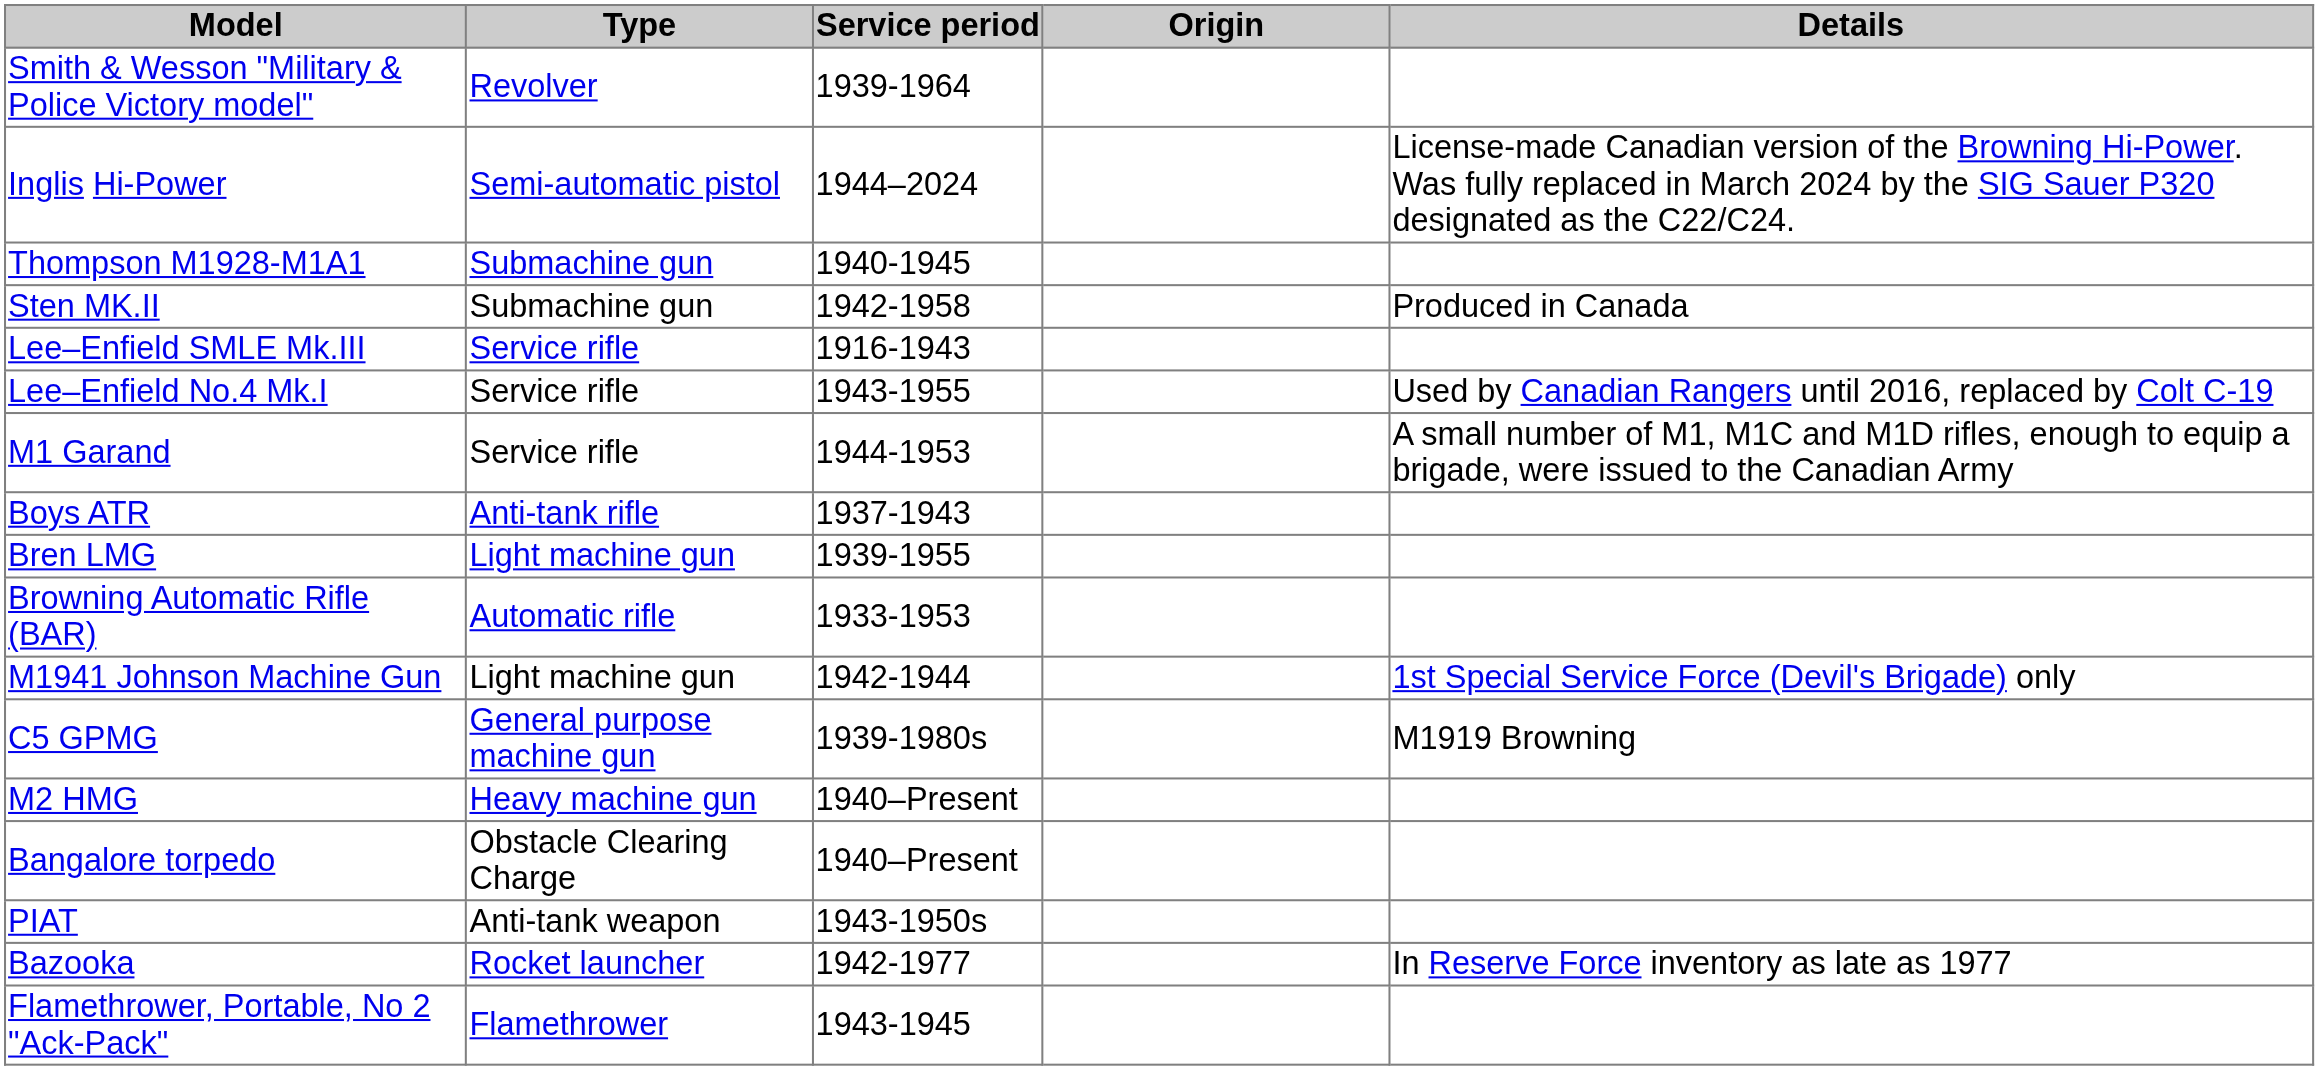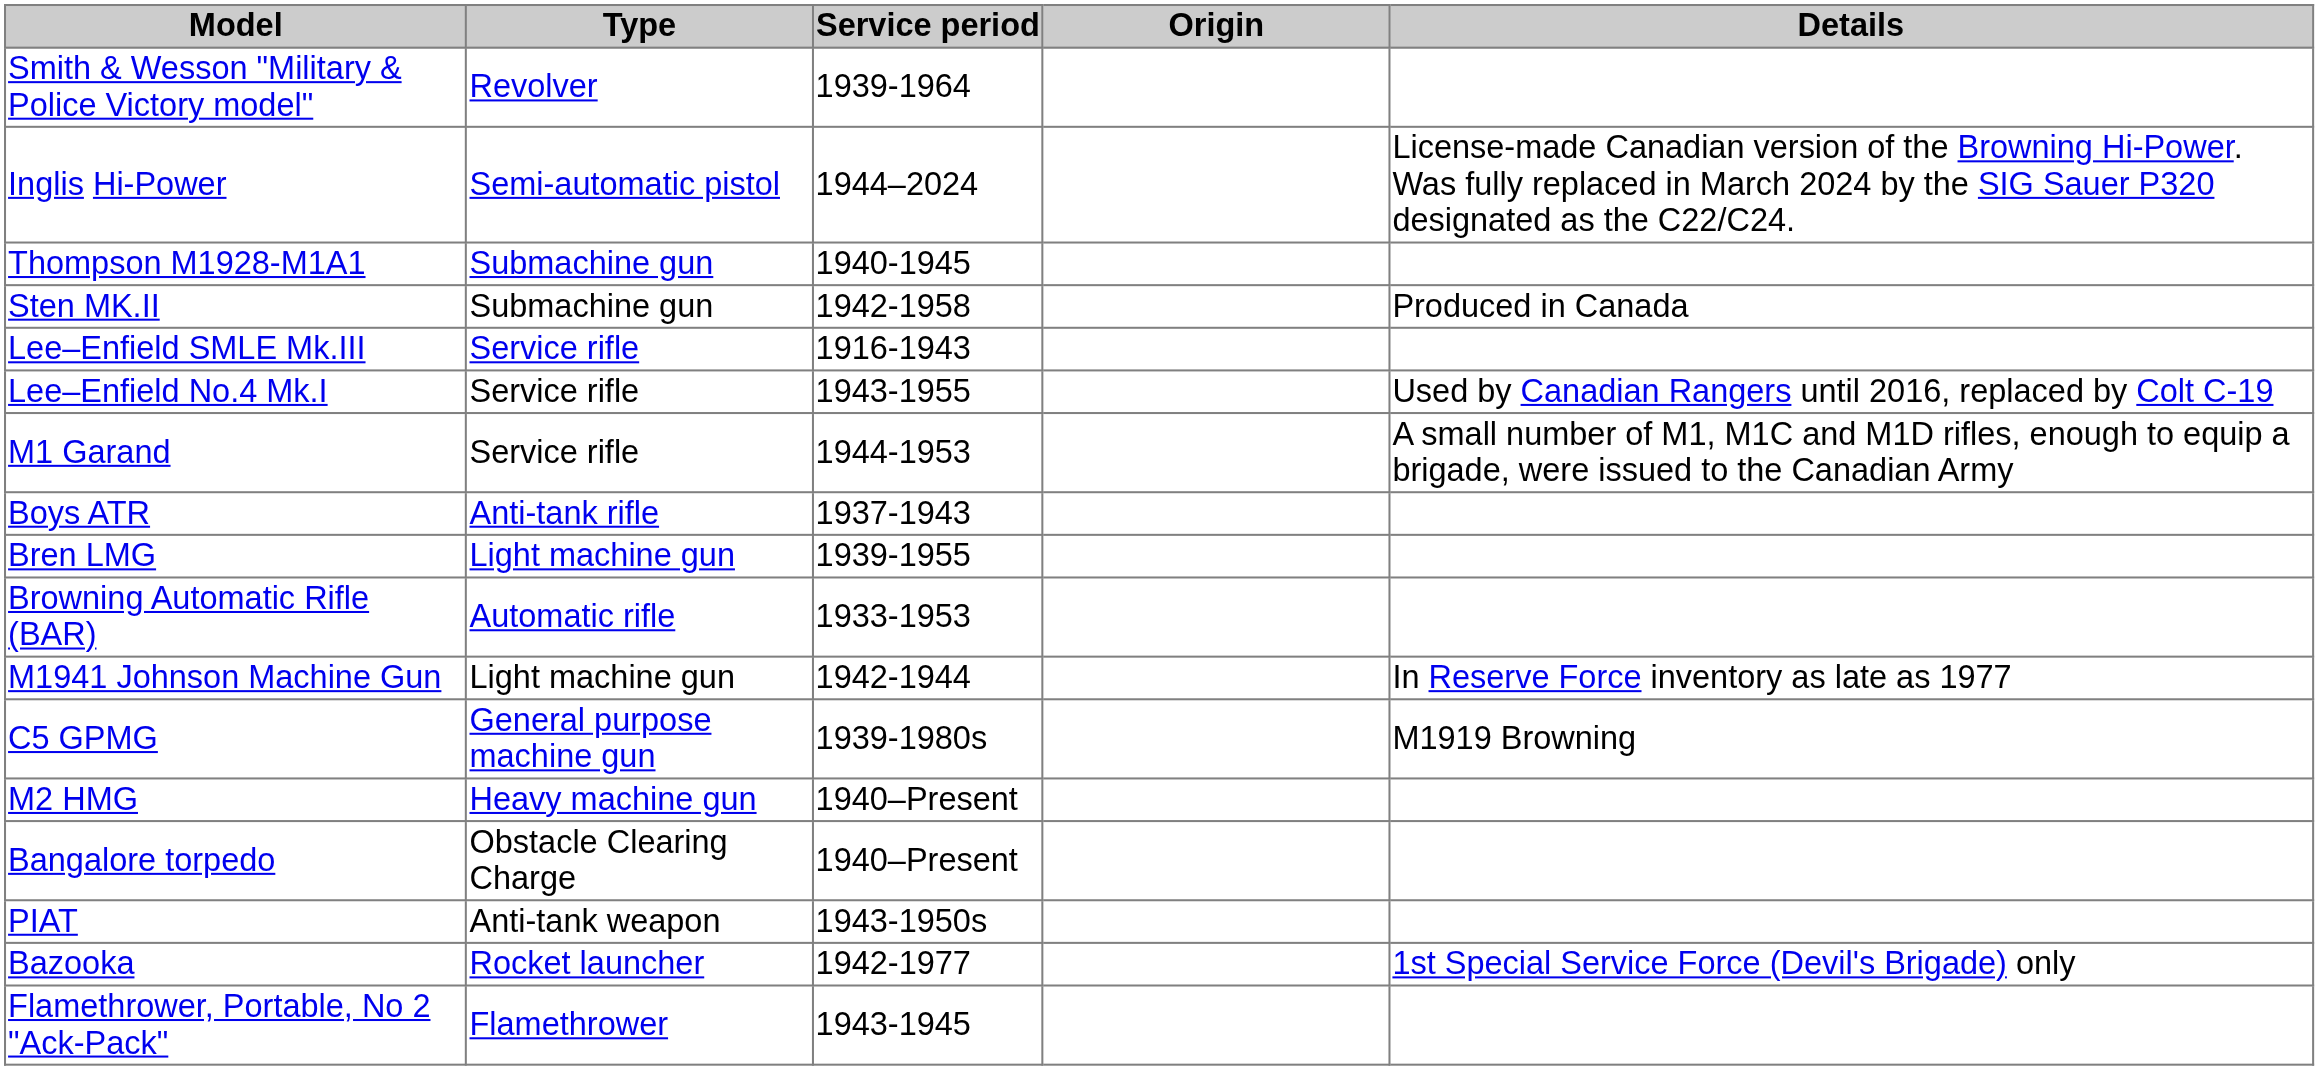(1734, 677) 1st Special Service Force (Devil's Brigade) only -> (1702, 677) In Reserve Force inventory as late as 1977
(1702, 963) In Reserve Force inventory as late as 1977 -> (1734, 963) 1st Special Service Force (Devil's Brigade) only
